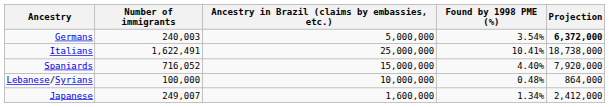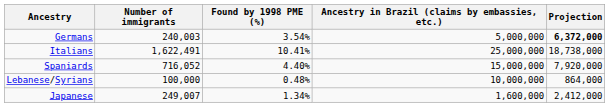columns swapped: (319, 17) <-> (491, 17)
